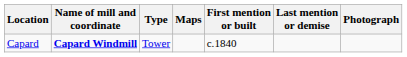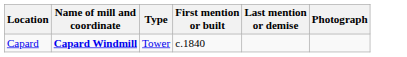- column: (188, 19)
